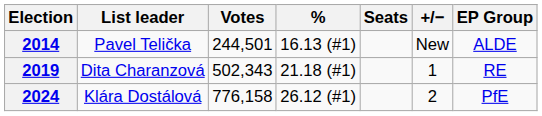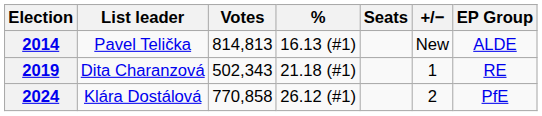(242, 44) 244,501 -> (242, 44) 814,813
(242, 96) 776,158 -> (242, 96) 770,858
